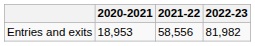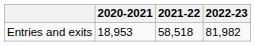(176, 31) 58,556 -> (176, 31) 58,518
